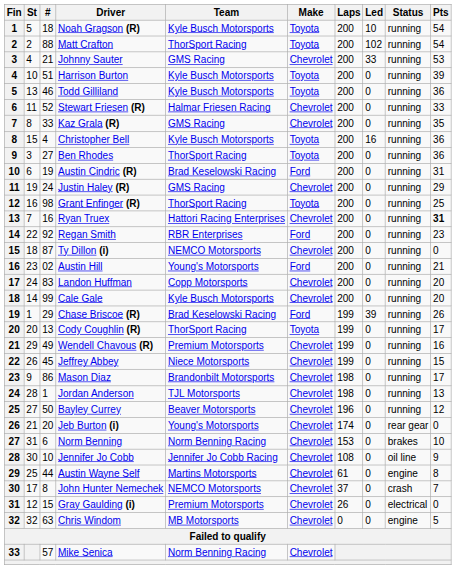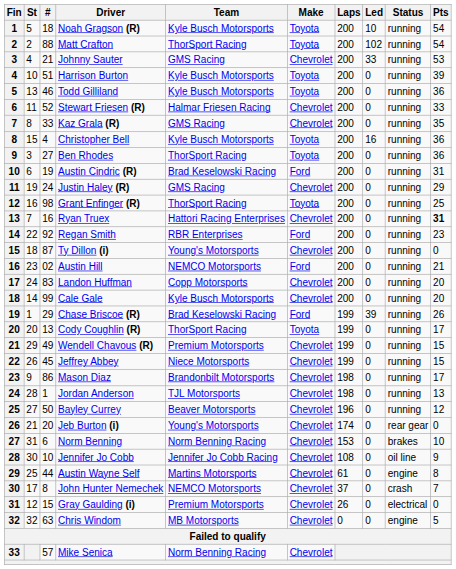(214, 251) NEMCO Motorsports -> (213, 251) Young's Motorsports
(213, 267) Young's Motorsports -> (214, 267) NEMCO Motorsports
(439, 346) 16 -> (439, 346) 15
